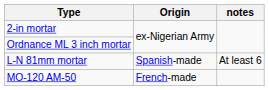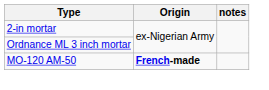- row: (47, 61)
(166, 77) normal -> (168, 61) bold
